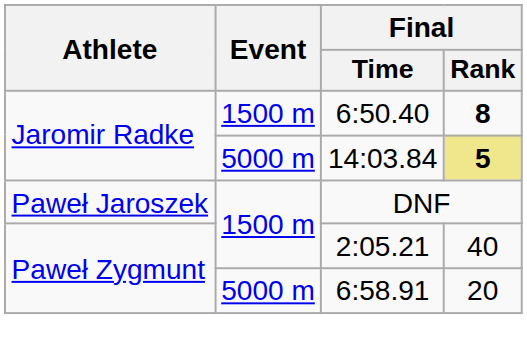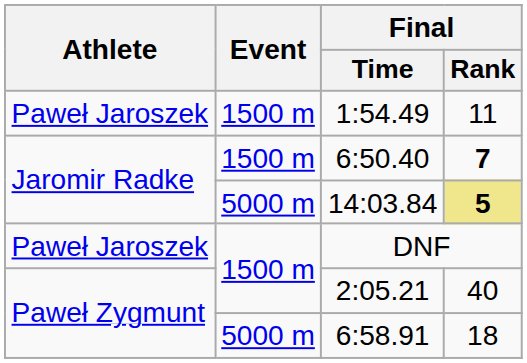+ row: (383, 114)
(483, 114) 8 -> (483, 158) 7
(483, 291) 20 -> (483, 336) 18
